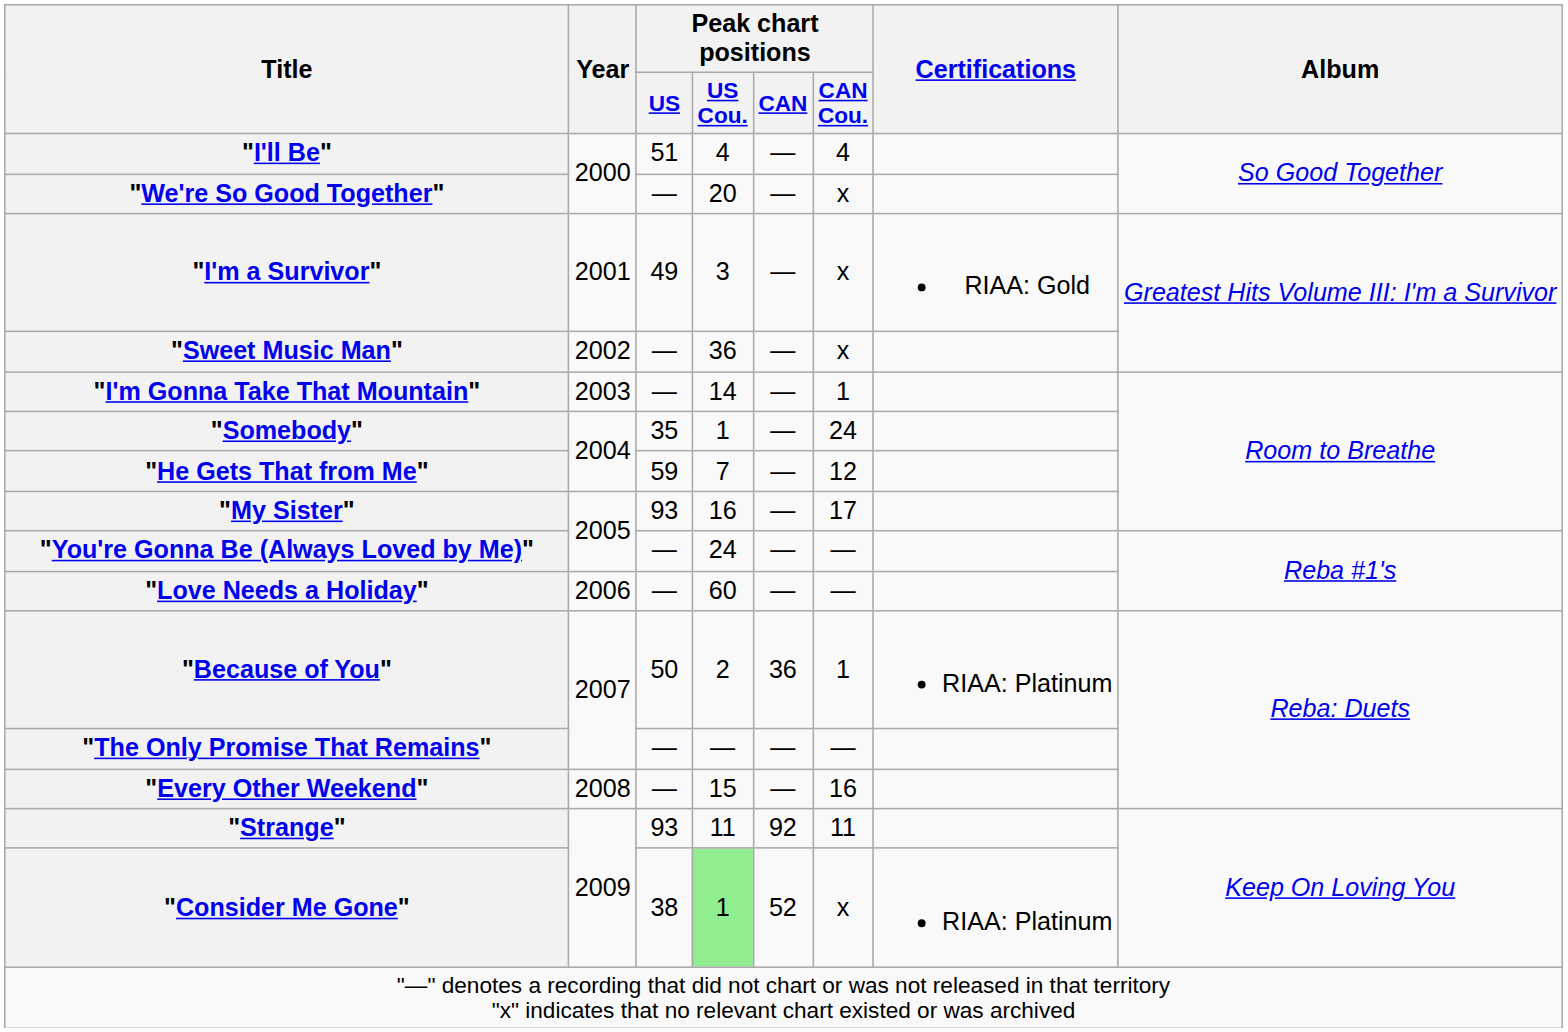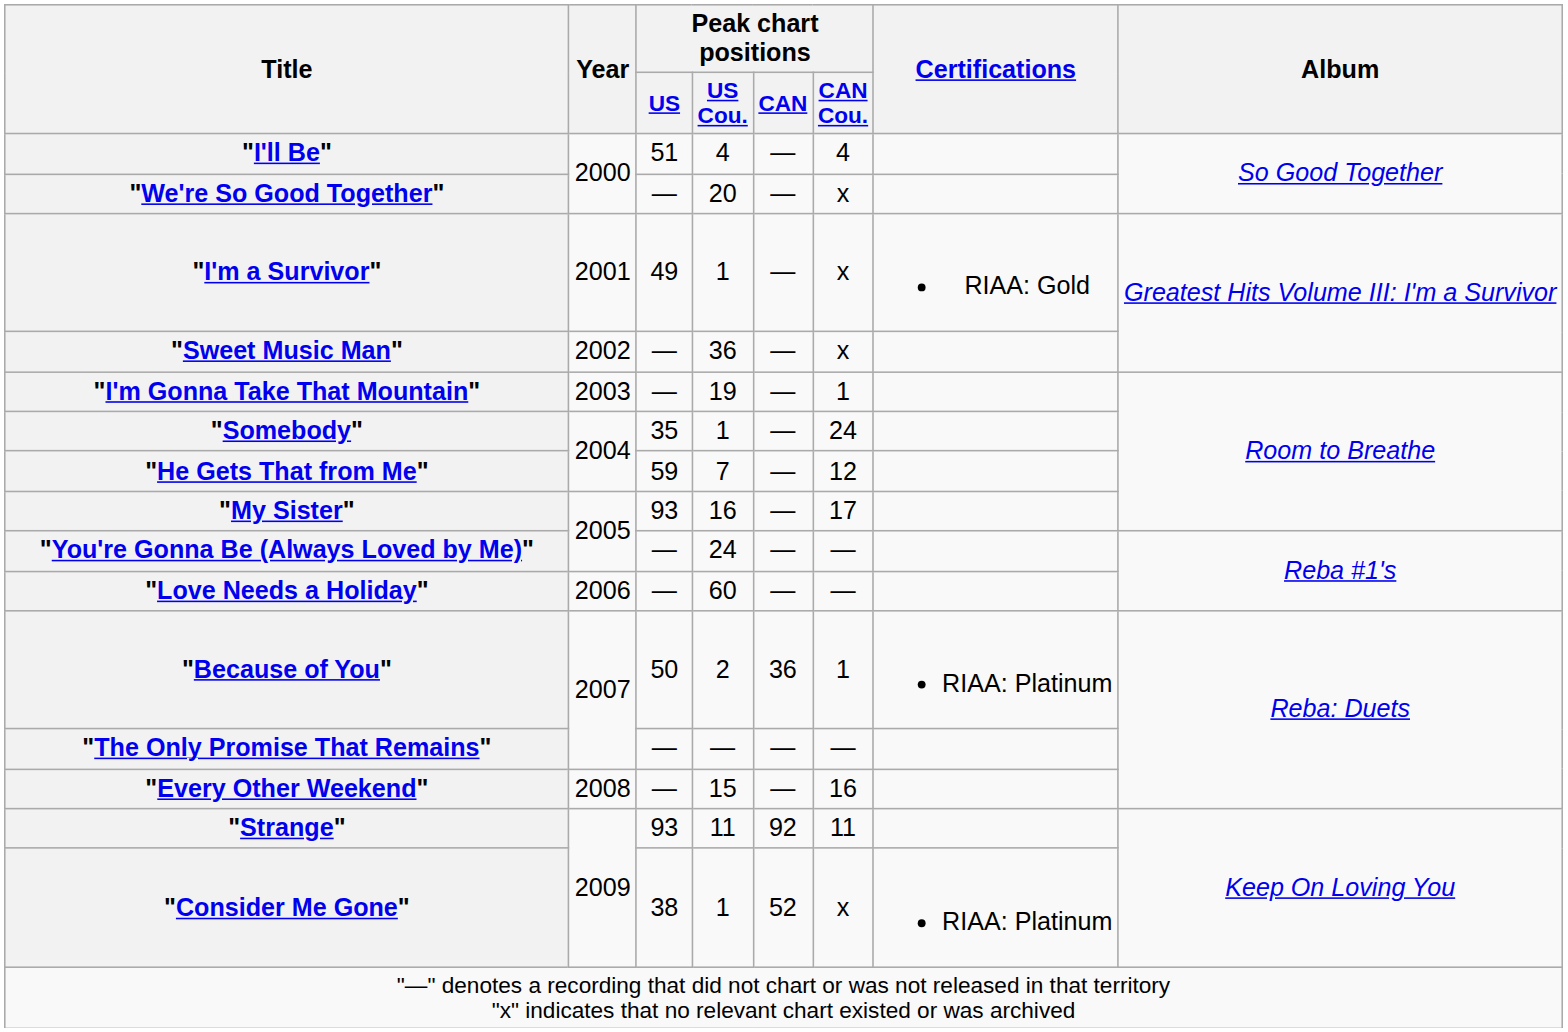(723, 272) 3 -> (723, 272) 1
(723, 391) 14 -> (723, 391) 19
(723, 907) lightgreen background -> (723, 907) no background
